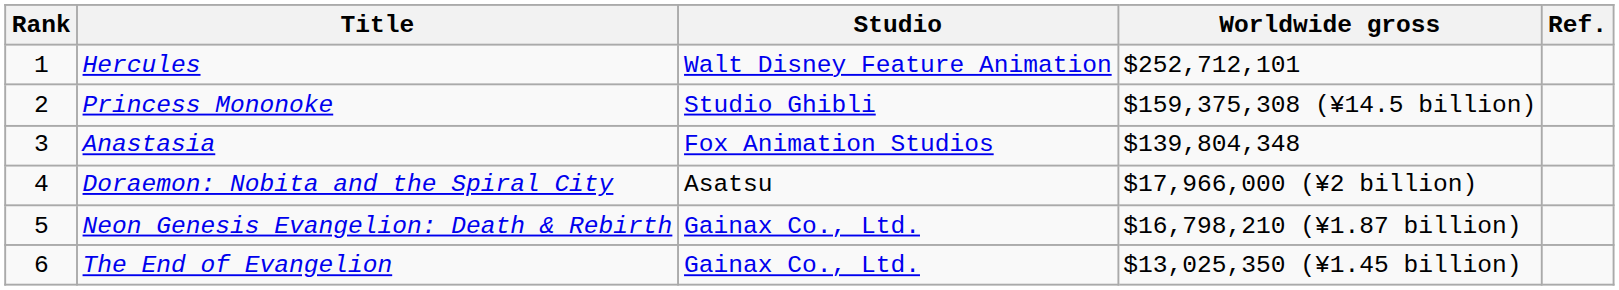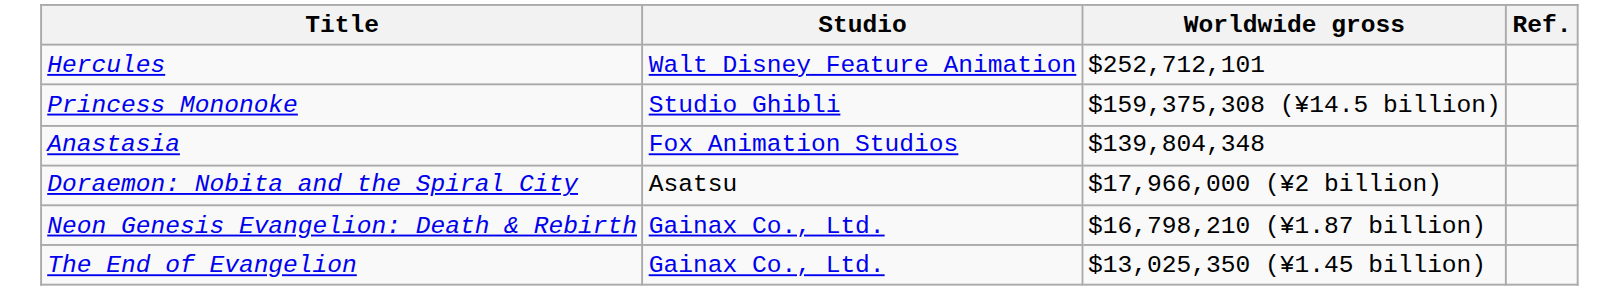- column: (41, 25)
